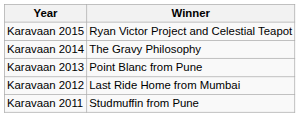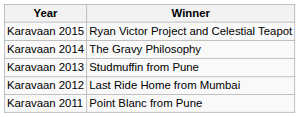(146, 67) Point Blanc from Pune -> (144, 67) Studmuffin from Pune
(144, 103) Studmuffin from Pune -> (146, 103) Point Blanc from Pune
